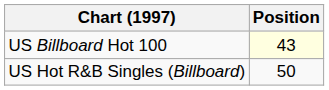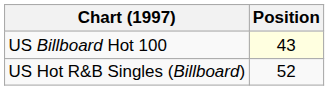(286, 71) 50 -> (286, 71) 52
